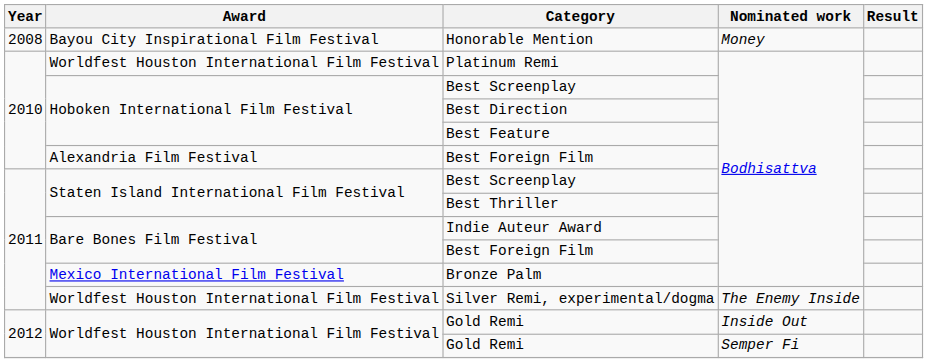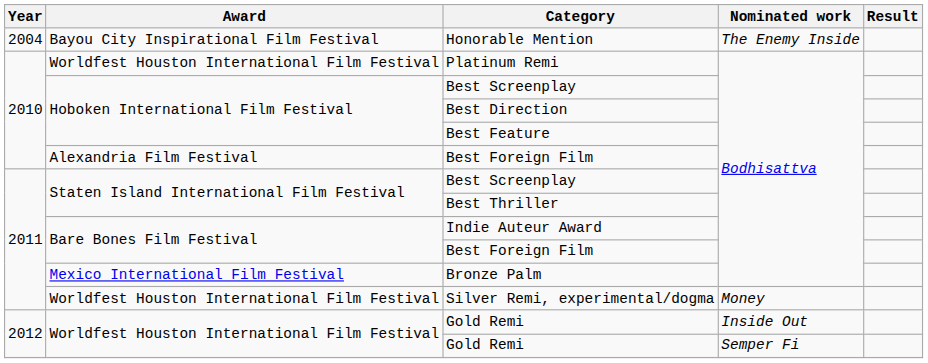(25, 40) 2008 -> (25, 40) 2004
(743, 40) Money -> (791, 40) The Enemy Inside
(791, 299) The Enemy Inside -> (743, 299) Money
